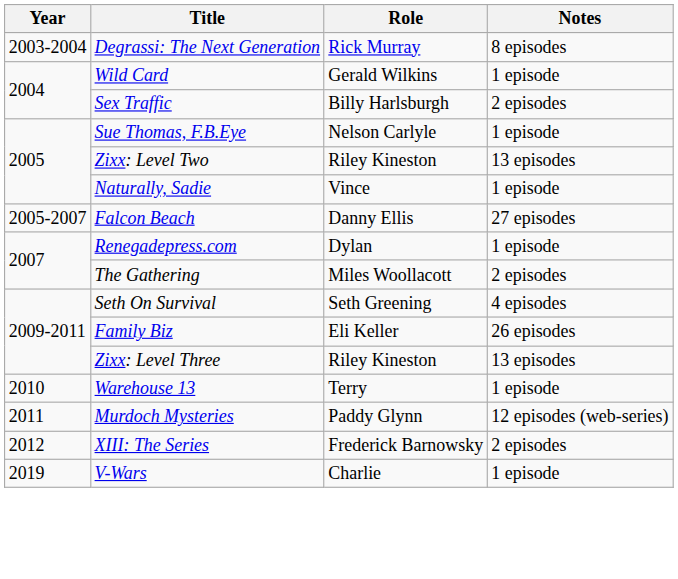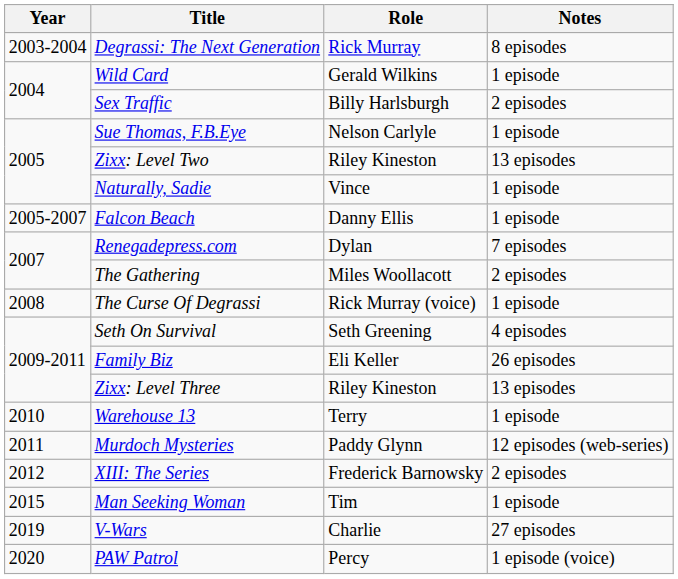(533, 217) 27 episodes -> (525, 217) 1 episode
(525, 246) 1 episode -> (529, 246) 7 episodes
+ row: (177, 302)
+ row: (170, 501)
(525, 473) 1 episode -> (533, 530) 27 episodes
+ row: (136, 558)
